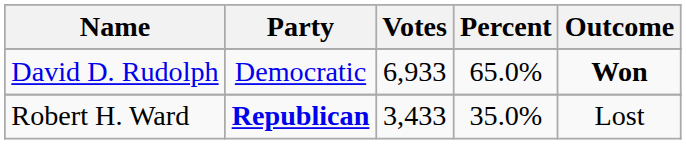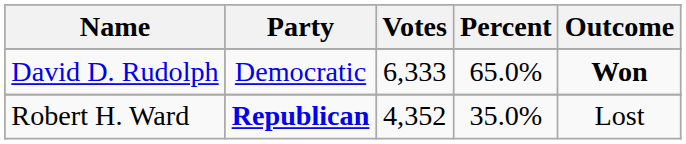(415, 71) 6,933 -> (415, 71) 6,333
(415, 116) 3,433 -> (415, 116) 4,352
